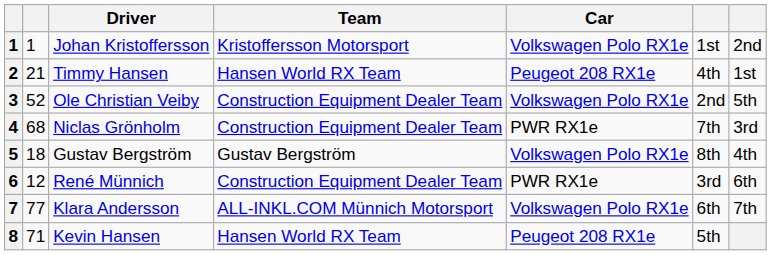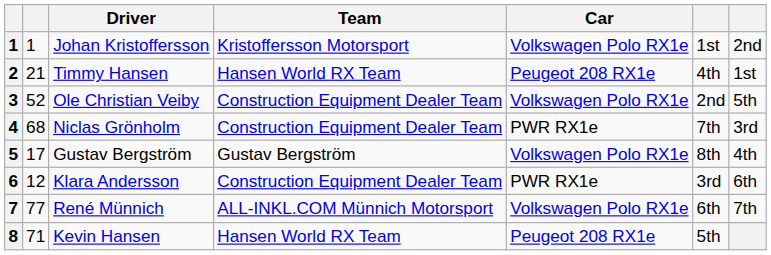(36, 154) 18 -> (36, 154) 17
(109, 181) René Münnich -> (116, 181) Klara Andersson
(116, 209) Klara Andersson -> (109, 209) René Münnich
